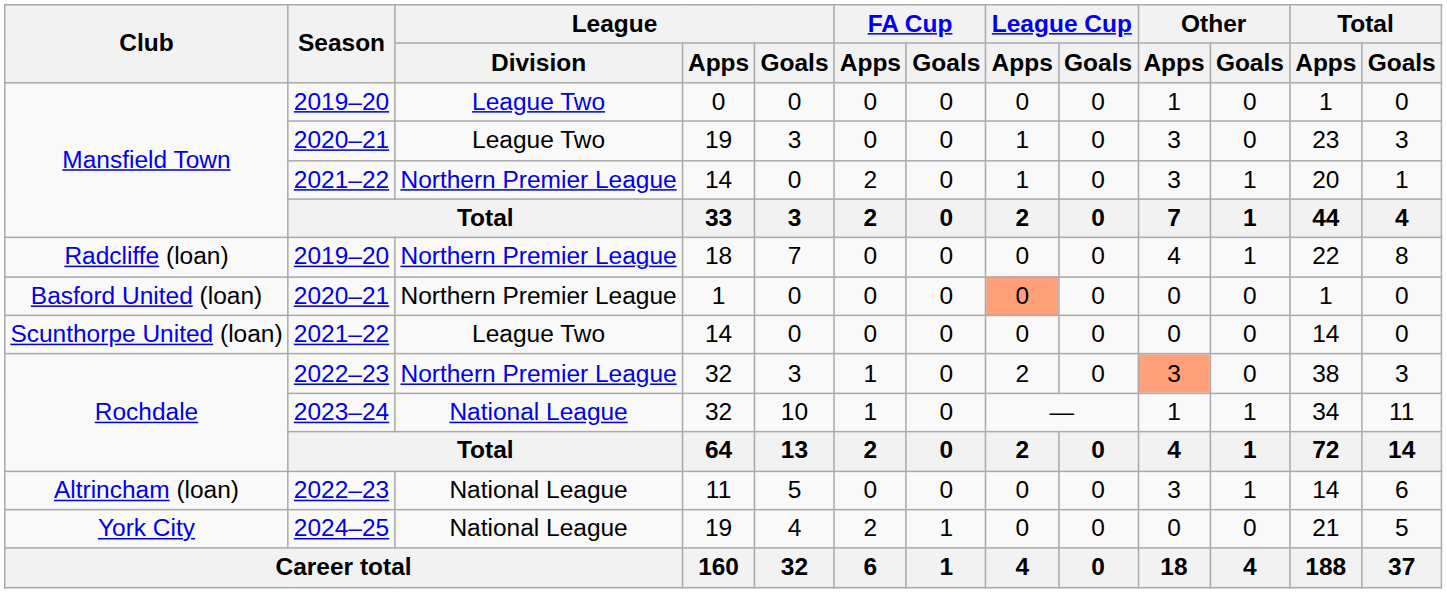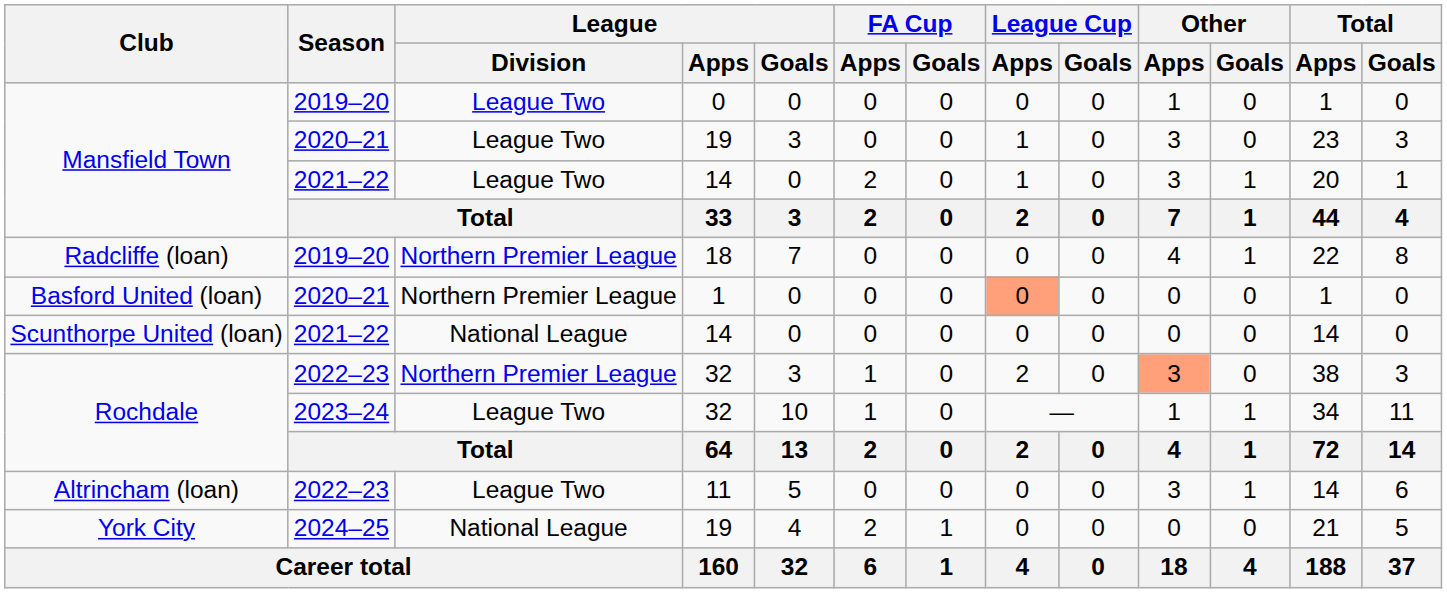(539, 179) Northern Premier League -> (539, 179) League Two
(539, 334) League Two -> (539, 334) National League
(539, 412) National League -> (539, 412) League Two
(539, 489) National League -> (539, 489) League Two
